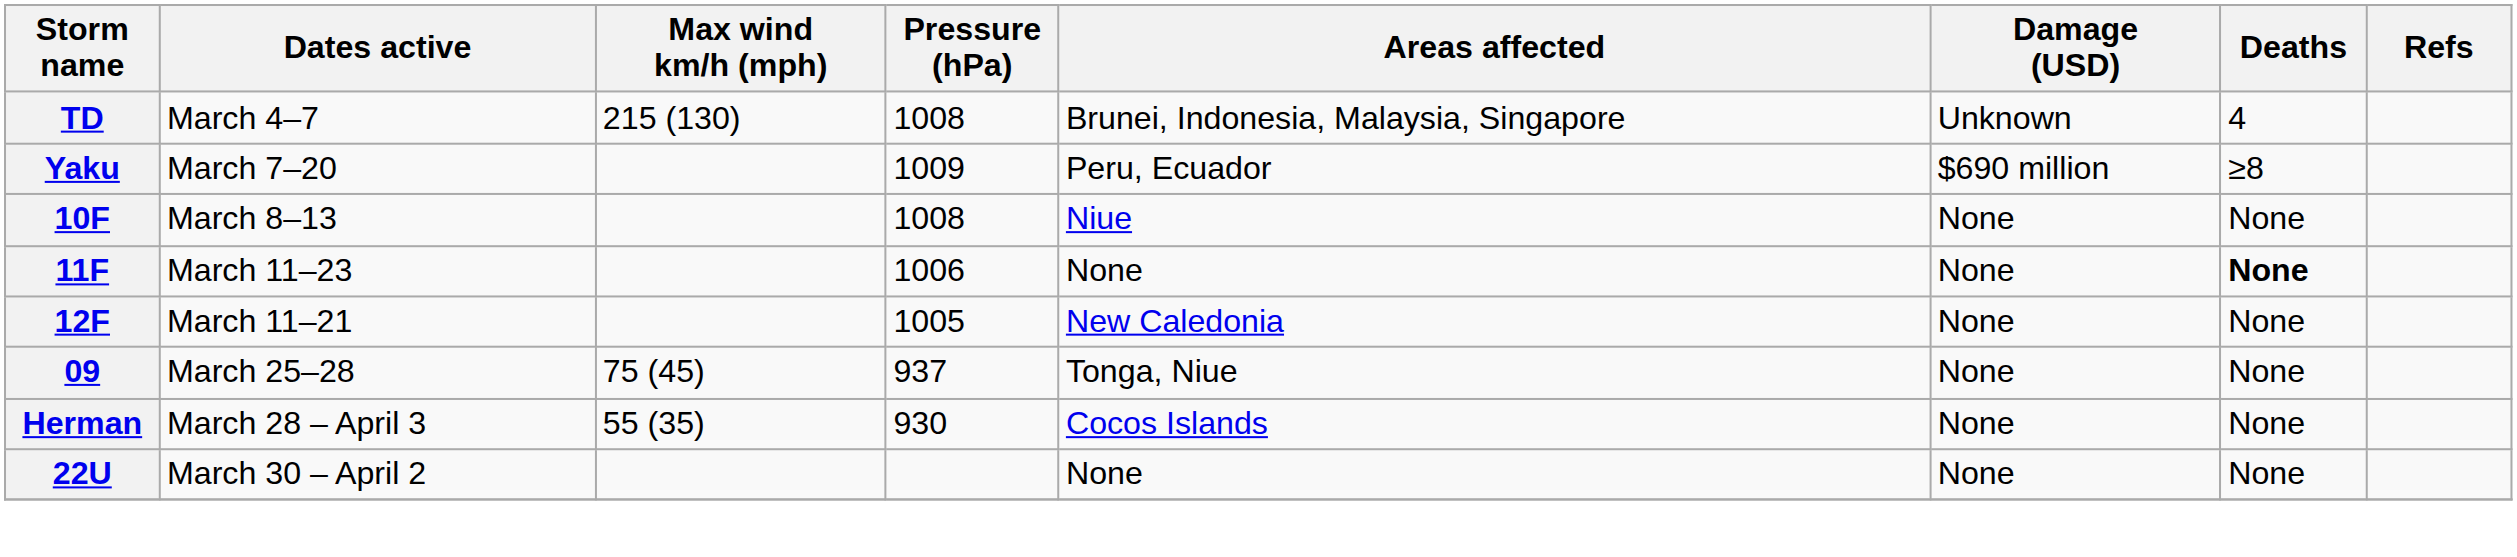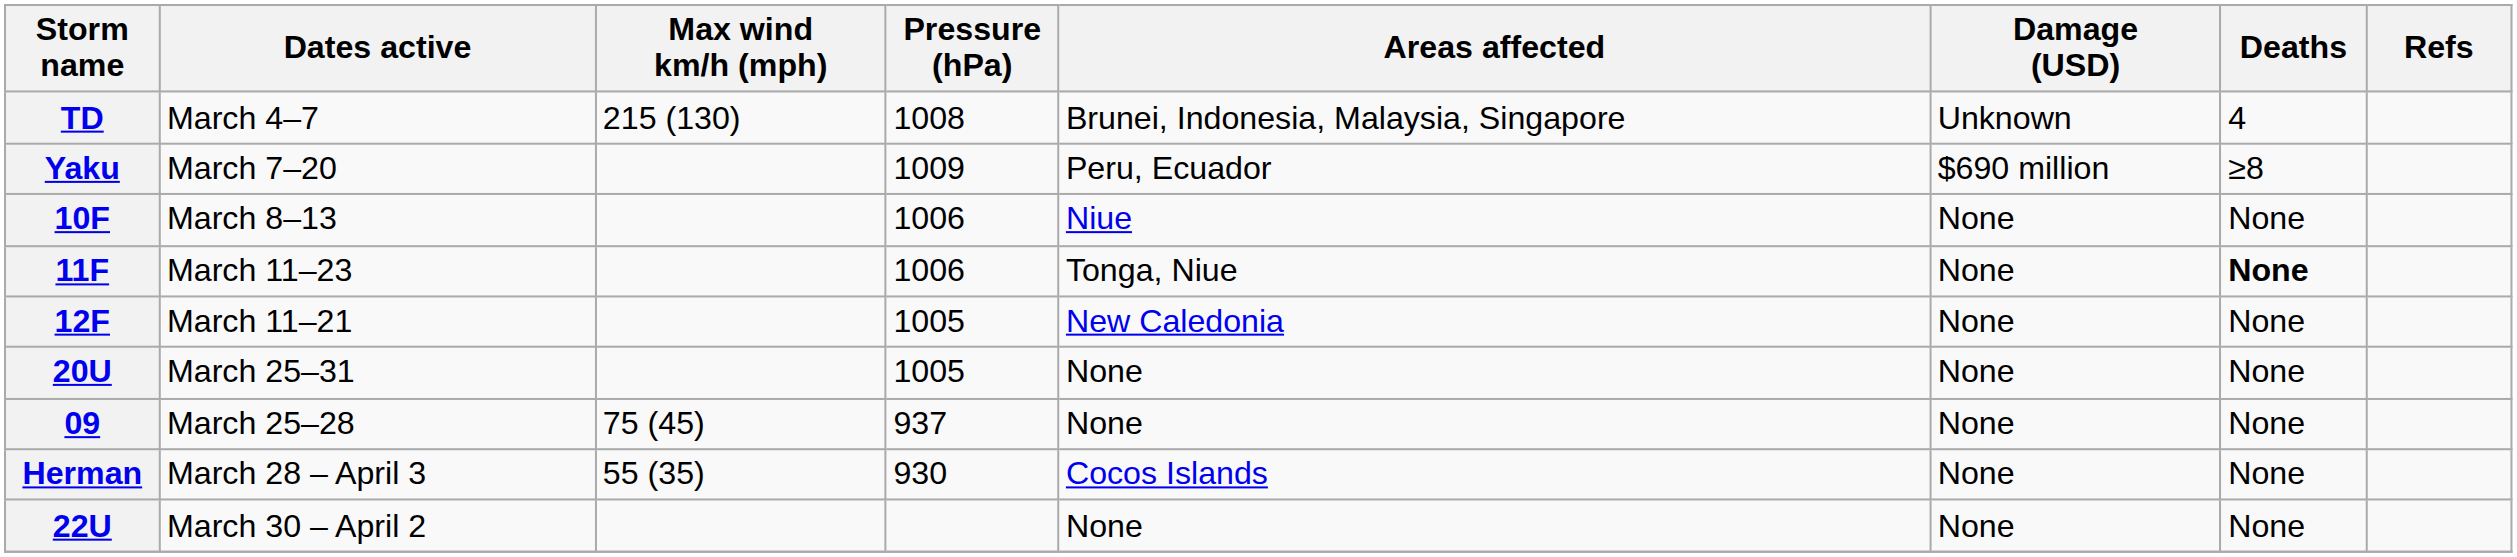(929, 219) 1008 -> (929, 219) 1006
(1104, 270) None -> (1152, 270) Tonga, Niue
+ row: (82, 372)
(1152, 372) Tonga, Niue -> (1104, 423) None
